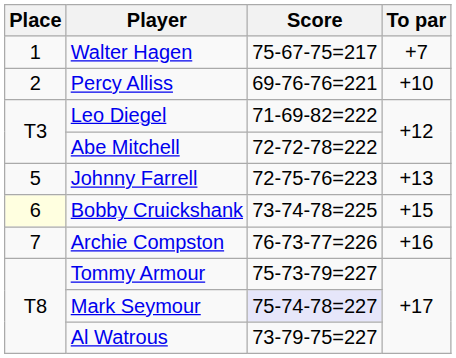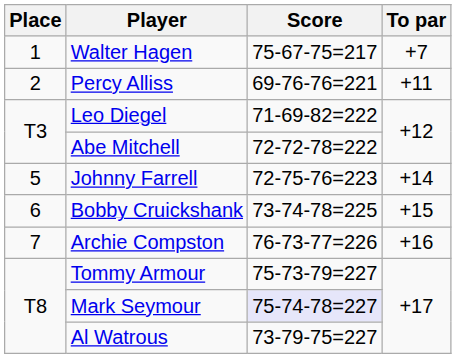(416, 83) +10 -> (416, 83) +11
(416, 178) +13 -> (416, 178) +14
(35, 210) lightyellow background -> (35, 210) no background
